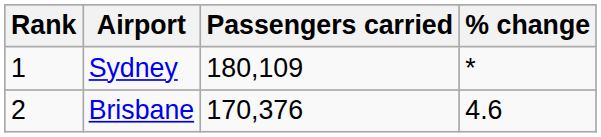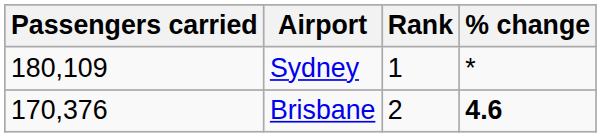columns swapped: (44, 25) <-> (330, 25)
(484, 110) normal -> (484, 110) bold
